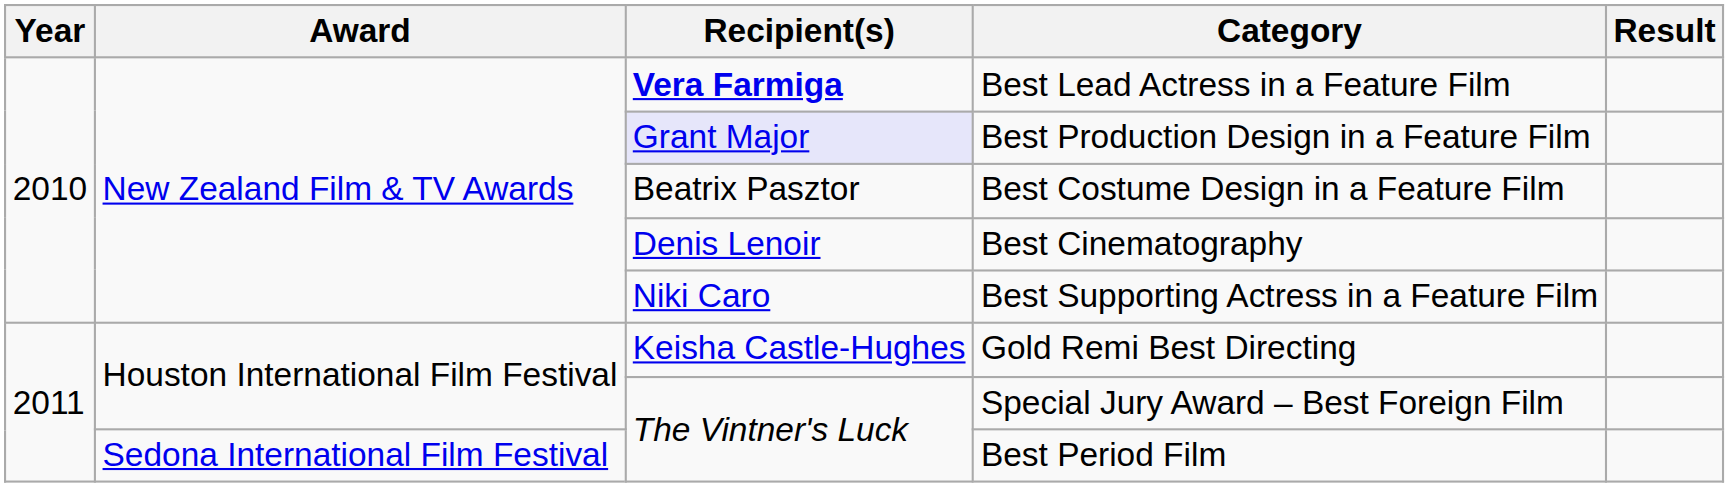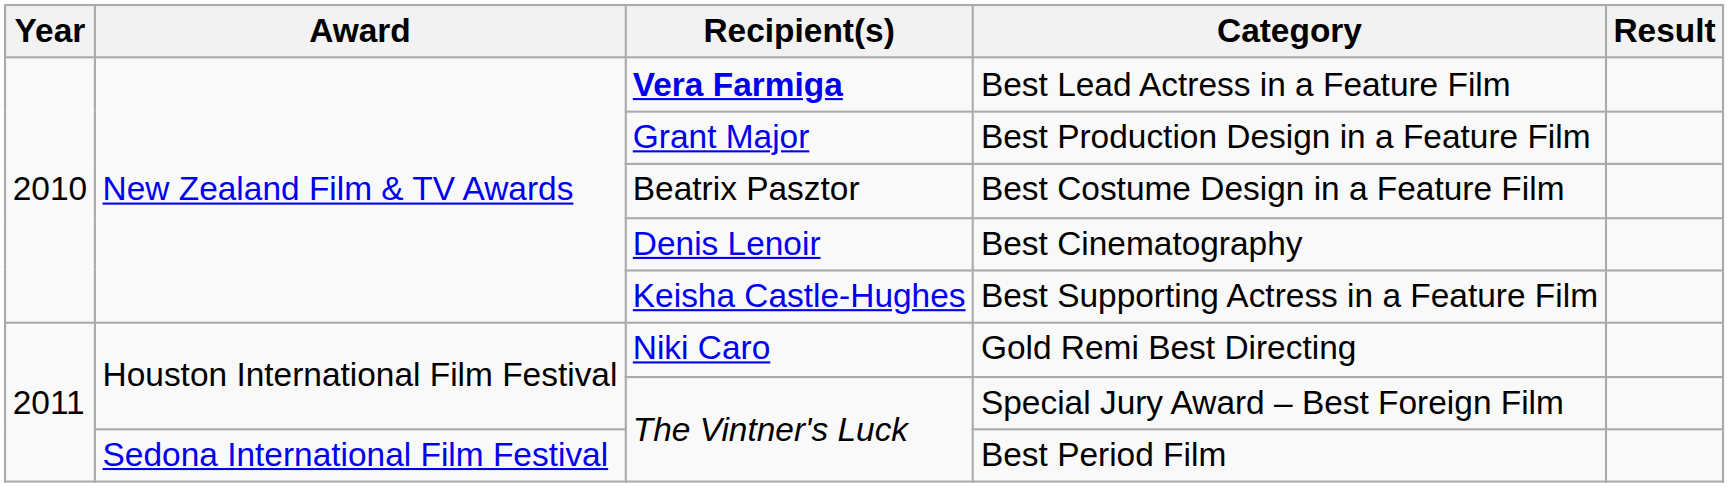(721, 137) lavender background -> (721, 137) no background
(702, 296) Niki Caro -> (799, 296) Keisha Castle-Hughes
(799, 349) Keisha Castle-Hughes -> (702, 349) Niki Caro
